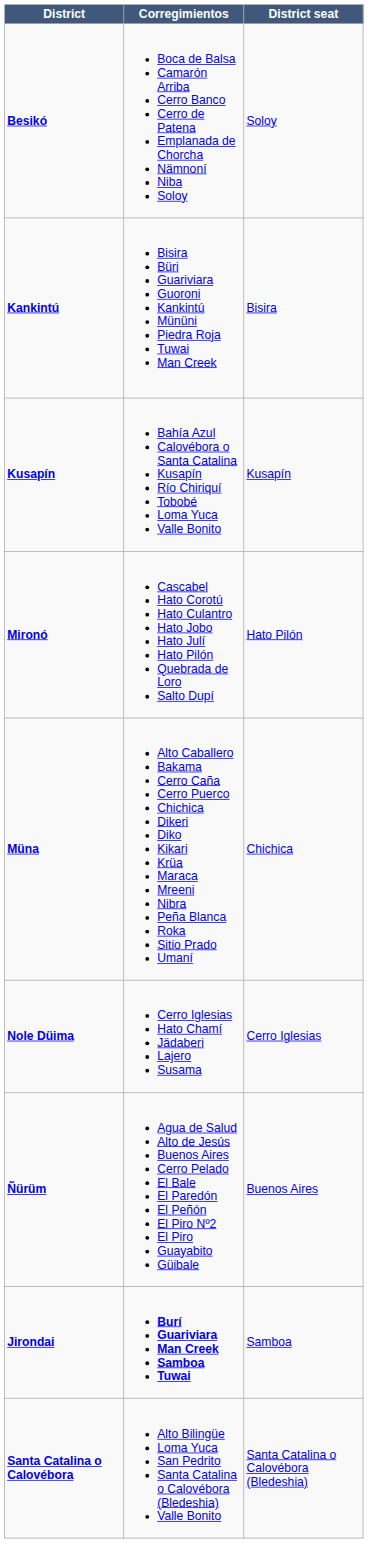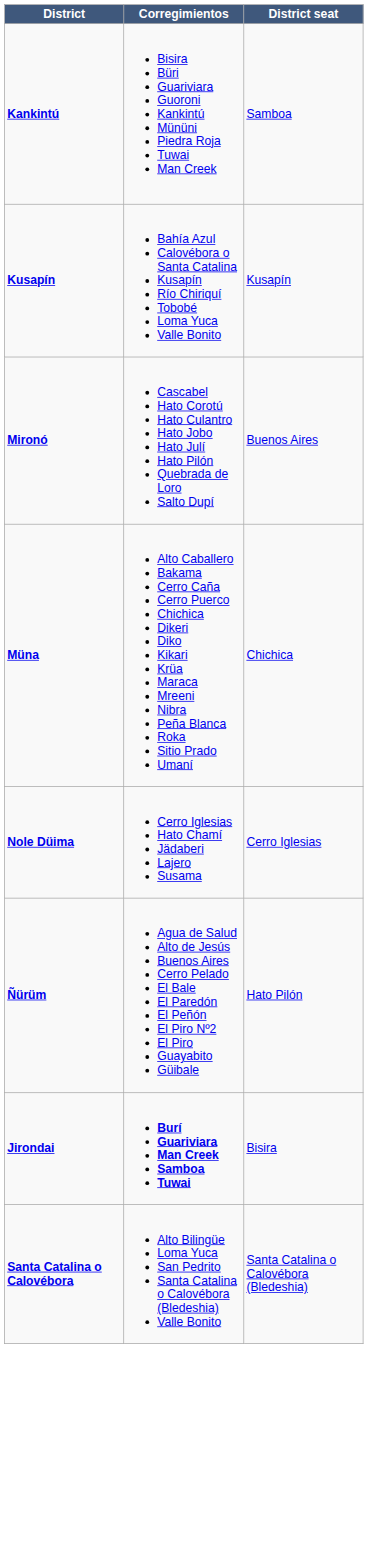- row: (27, 120)
(262, 308) Bisira -> (269, 113) Samboa
(274, 634) Hato Pilón -> (282, 440) Buenos Aires
(282, 1189) Buenos Aires -> (274, 995) Hato Pilón
(269, 1342) Samboa -> (262, 1148) Bisira
